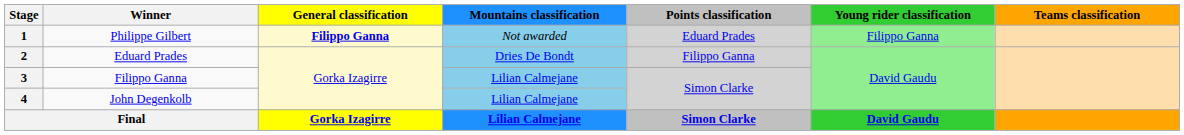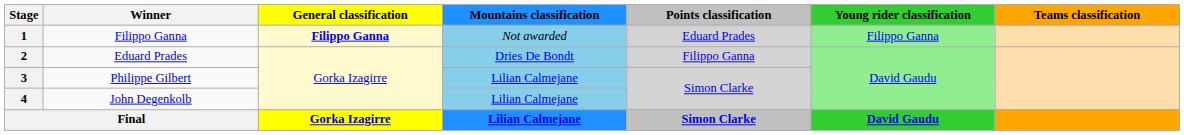(151, 36) Philippe Gilbert -> (151, 36) Filippo Ganna
(151, 78) Filippo Ganna -> (151, 78) Philippe Gilbert
